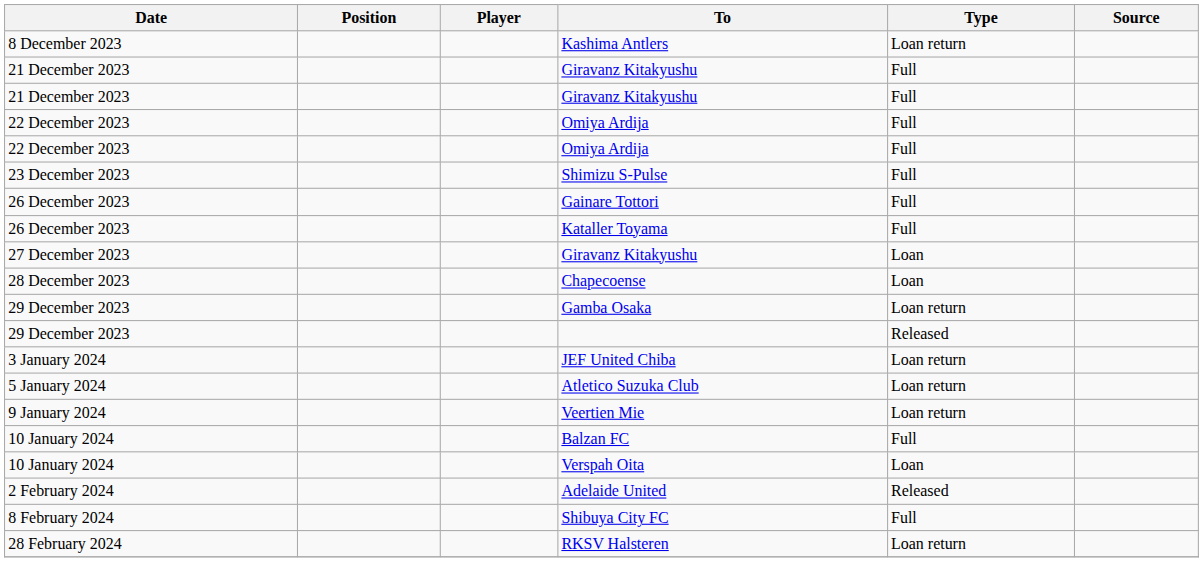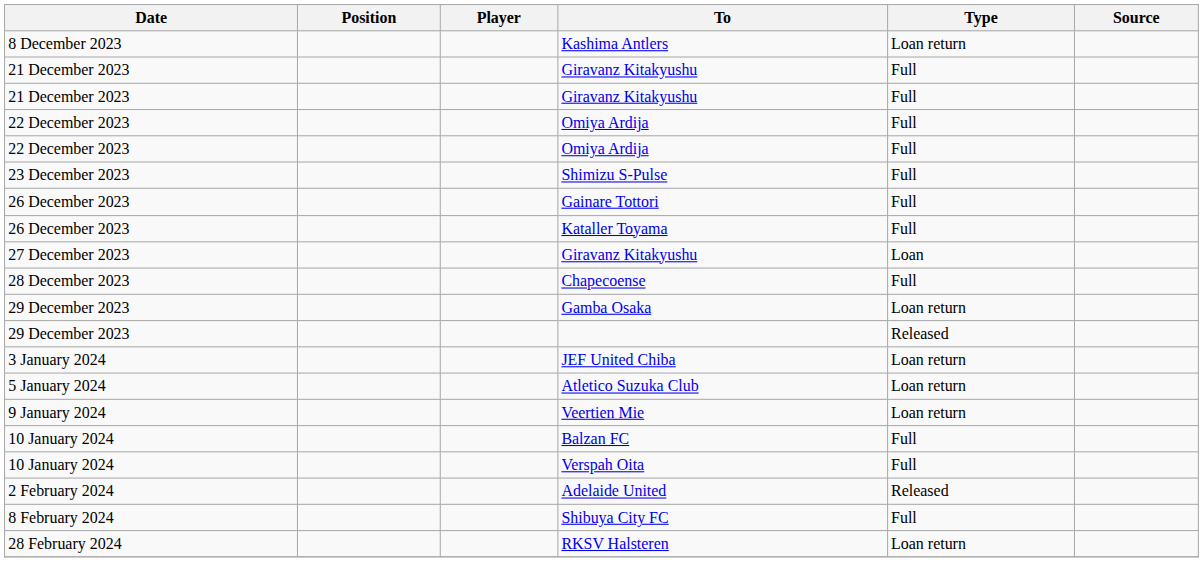(907, 281) Loan -> (904, 281) Full
(907, 465) Loan -> (904, 465) Full
